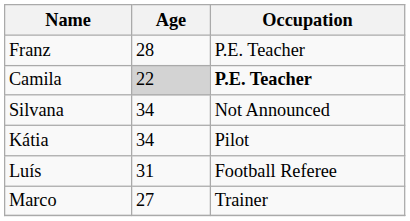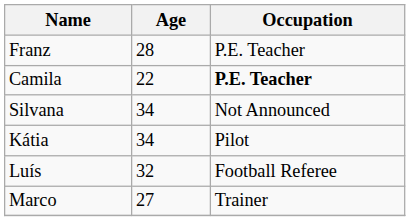(145, 80) lightgrey background -> (145, 80) no background
(145, 170) 31 -> (145, 170) 32
